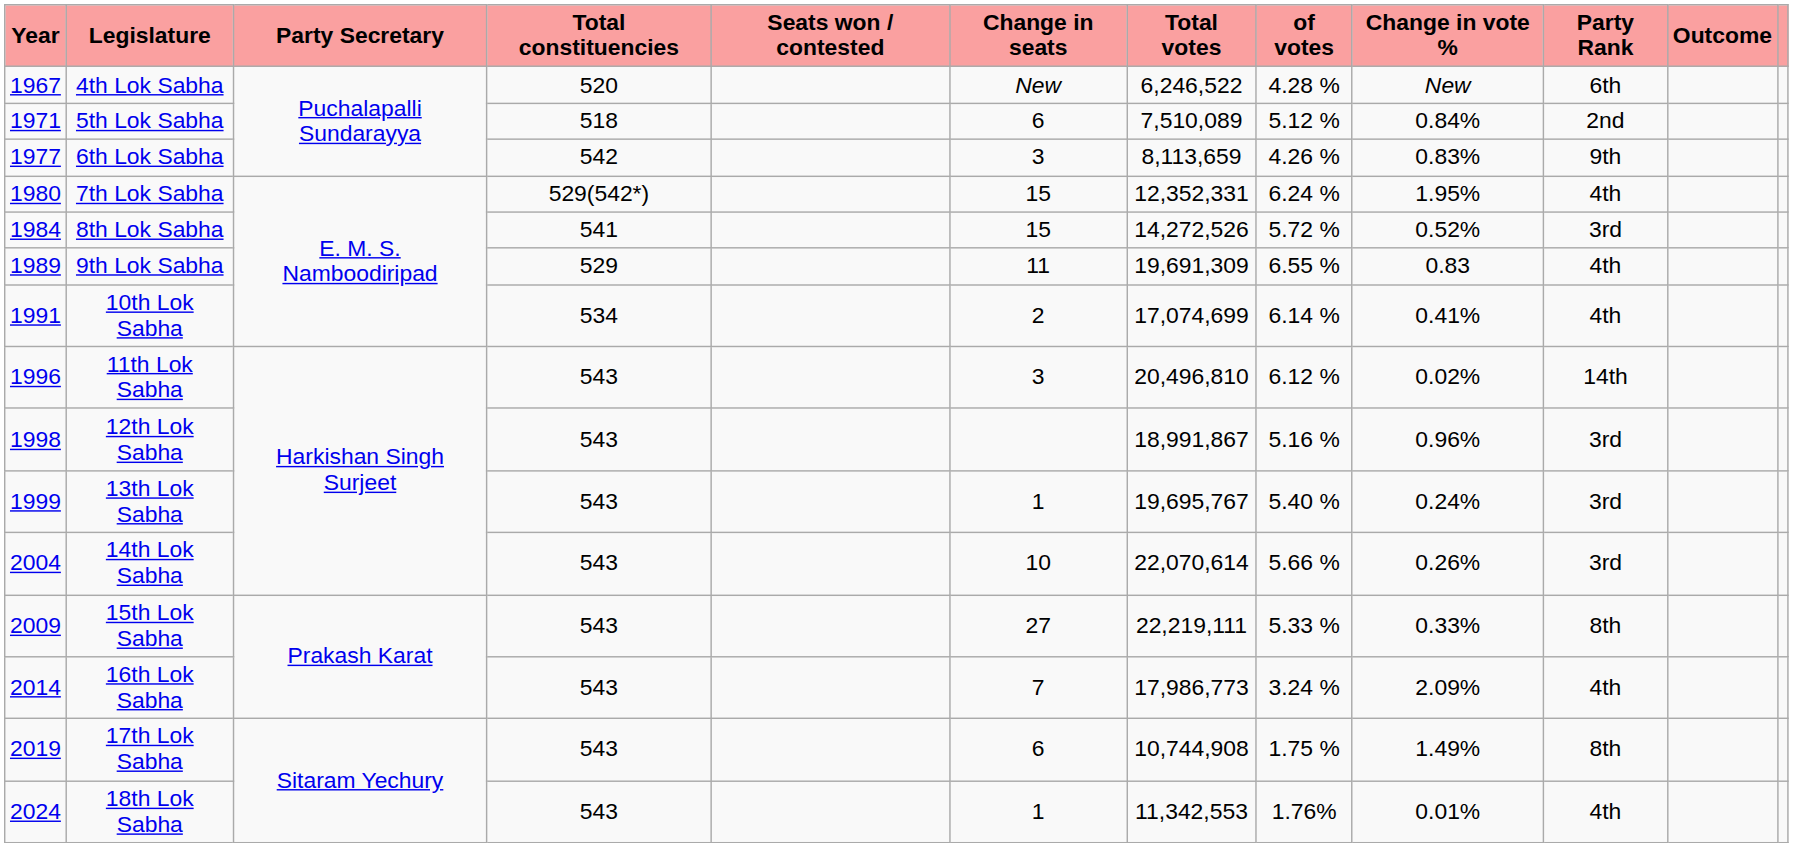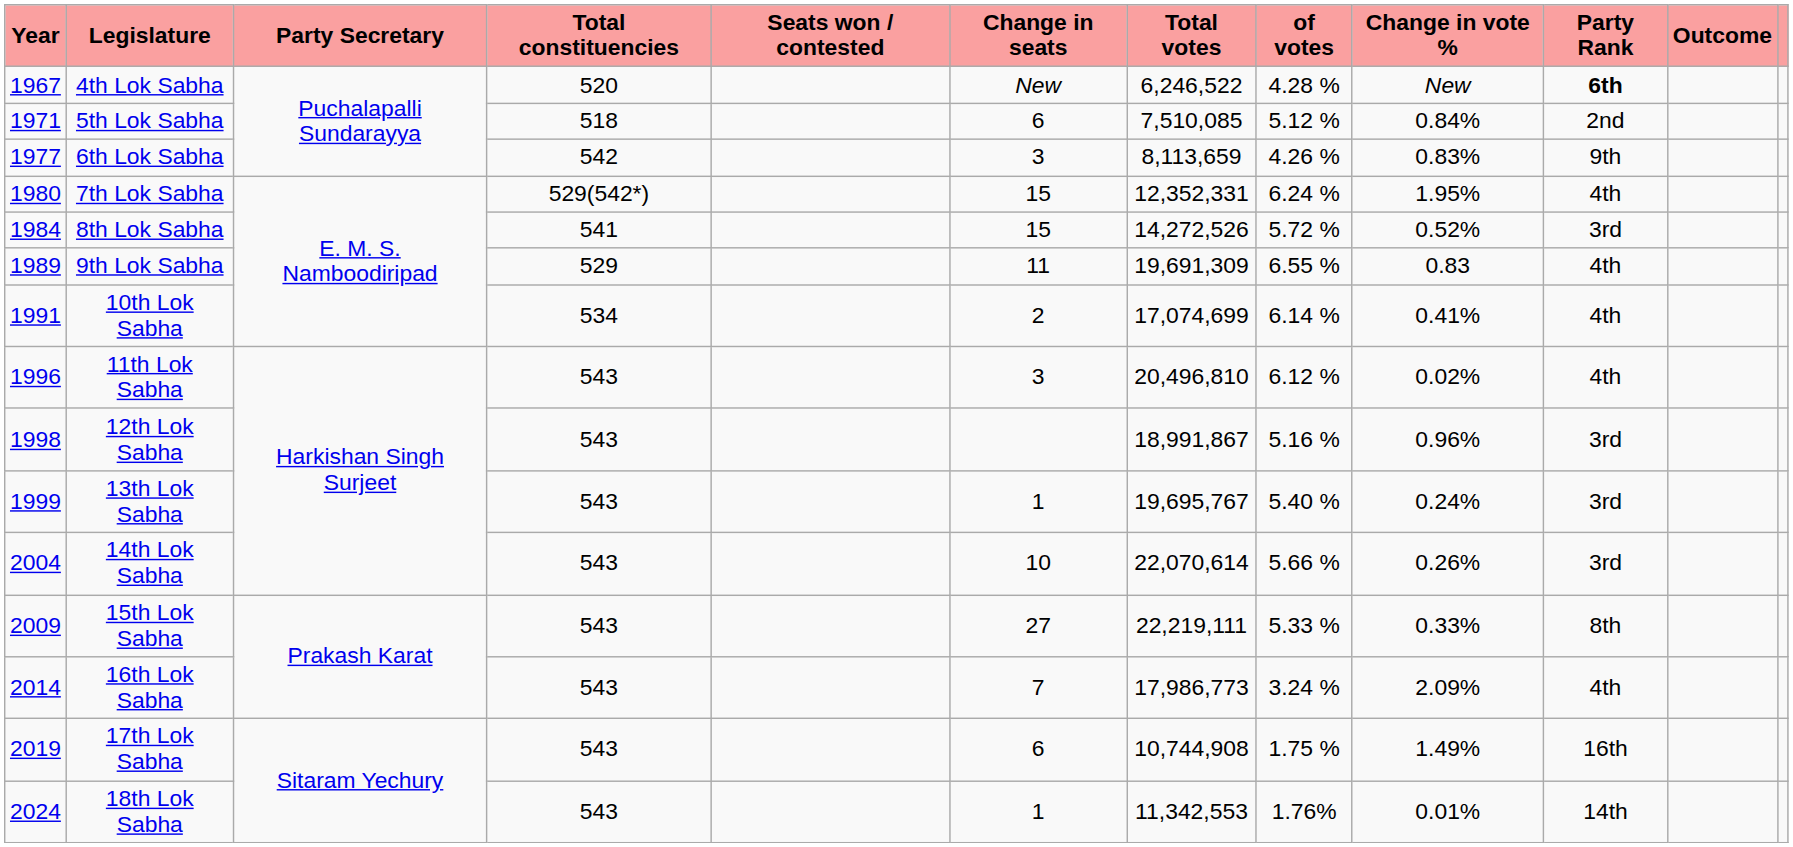(1605, 84) normal -> (1605, 84) bold
(1191, 120) 7,510,089 -> (1191, 120) 7,510,085
(1605, 377) 14th -> (1605, 377) 4th
(1605, 749) 8th -> (1605, 749) 16th
(1605, 811) 4th -> (1605, 811) 14th
